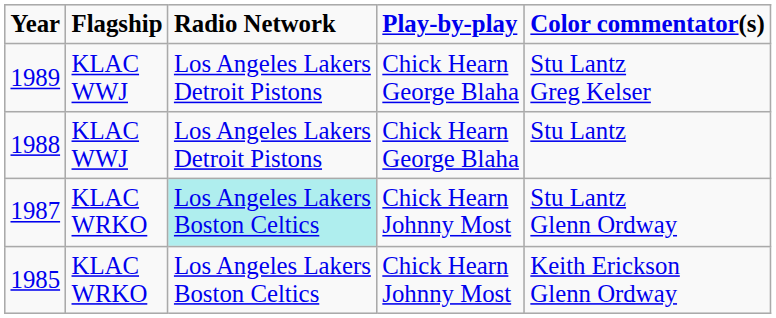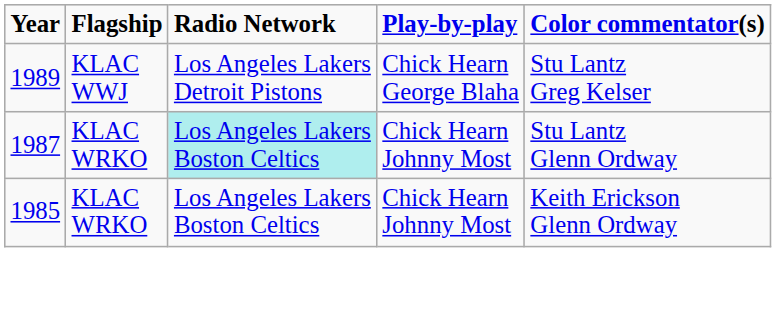- row: (35, 144)
